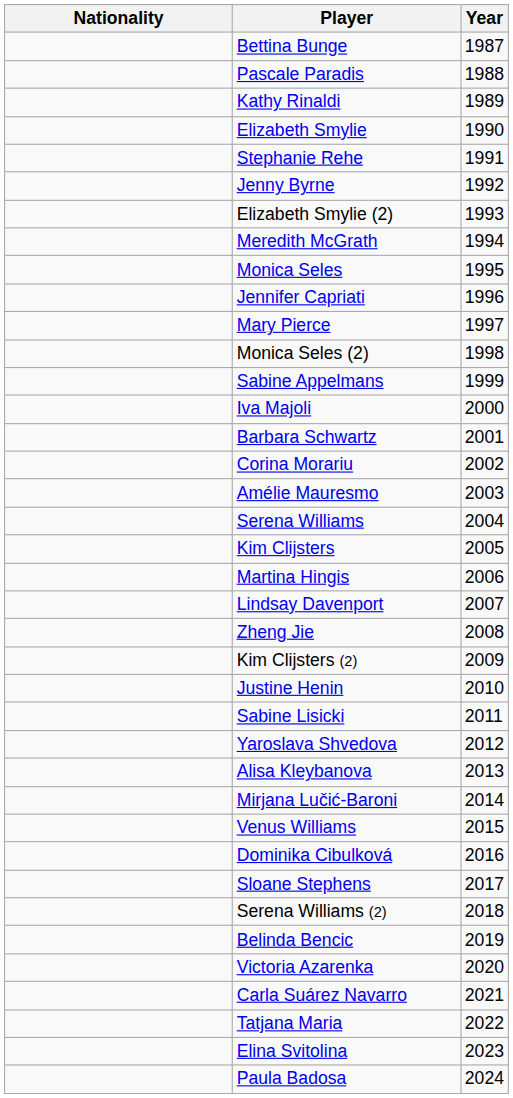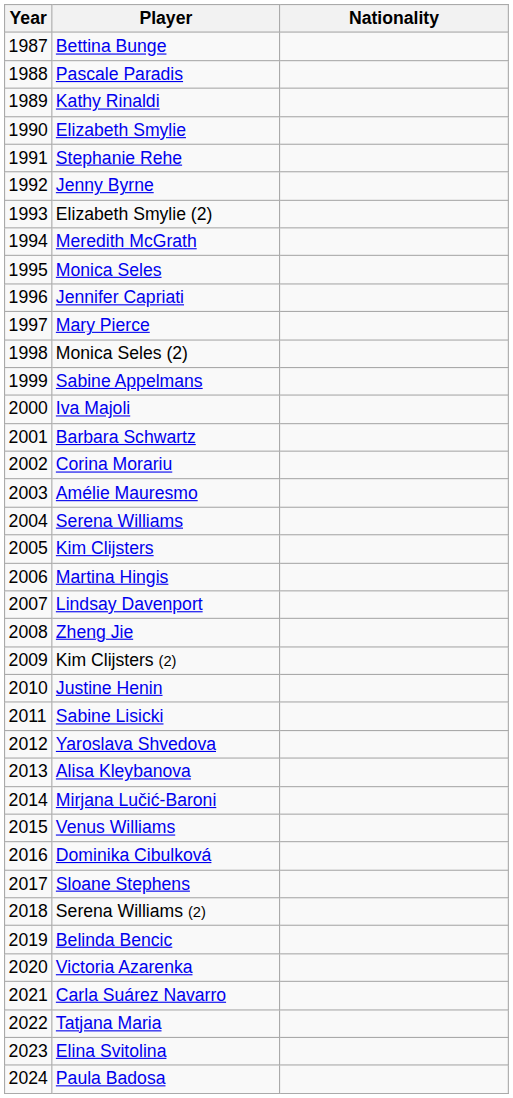columns swapped: (484, 18) <-> (119, 18)
